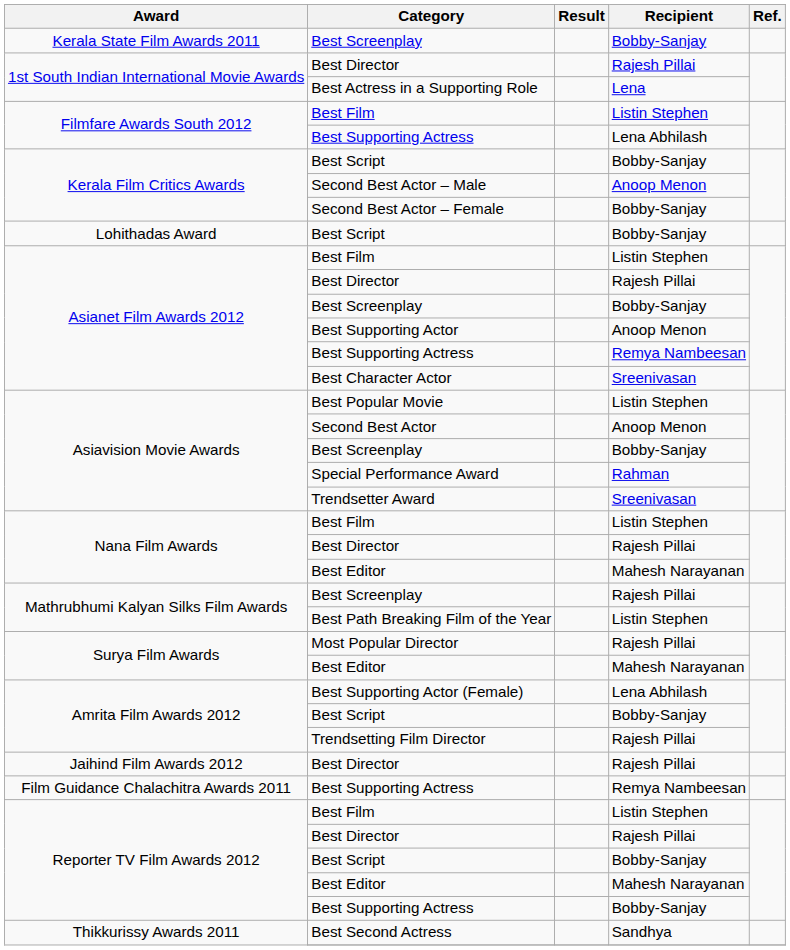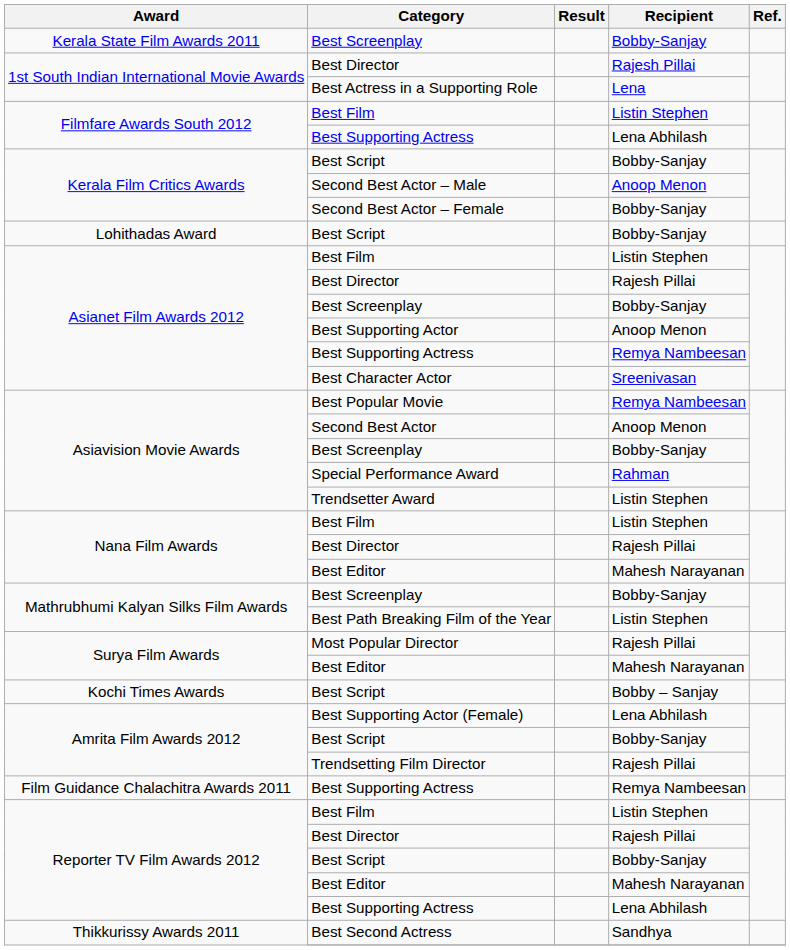(660, 402) Listin Stephen -> (679, 402) Remya Nambeesan
(654, 498) Sreenivasan -> (660, 498) Listin Stephen
(654, 595) Rajesh Pillai -> (659, 595) Bobby-Sanjay
+ row: (156, 691)
- row: (156, 763)
(659, 908) Bobby-Sanjay -> (659, 908) Lena Abhilash
